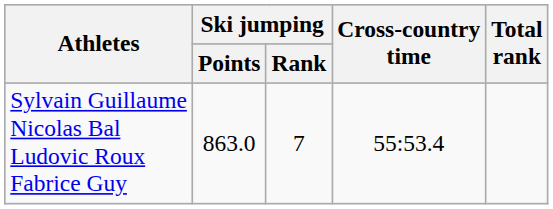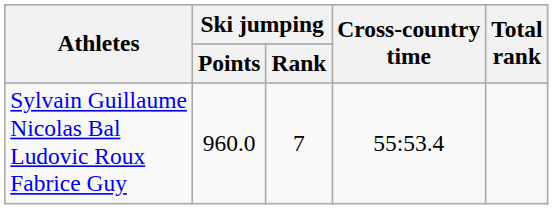(229, 143) 863.0 -> (229, 143) 960.0
